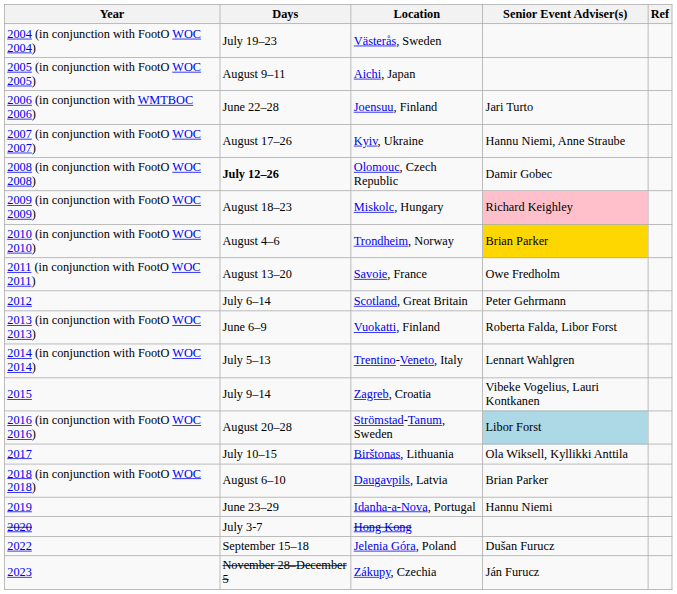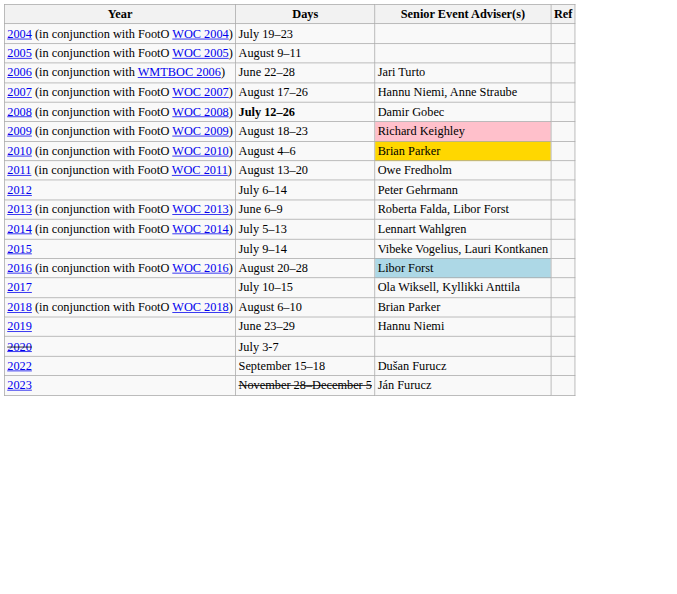- column: (417, 14)
